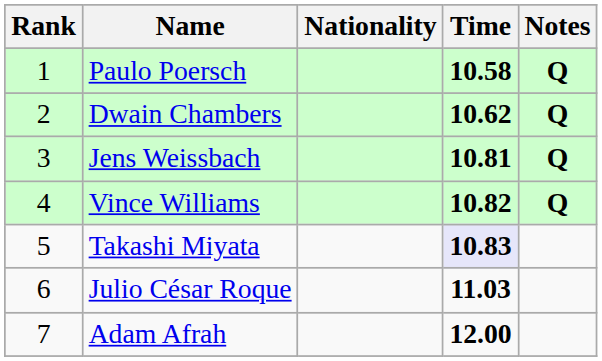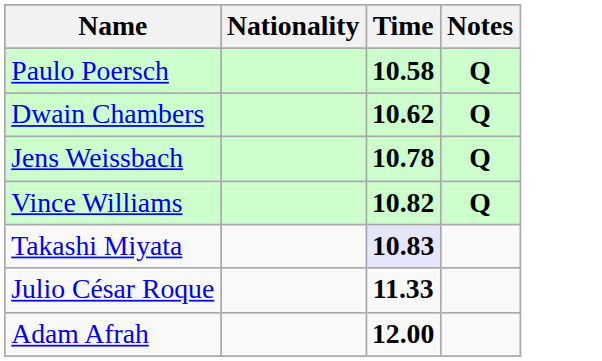- column: (44, 26)
(481, 158) 10.81 -> (403, 158) 10.78
(481, 289) 11.03 -> (403, 289) 11.33
